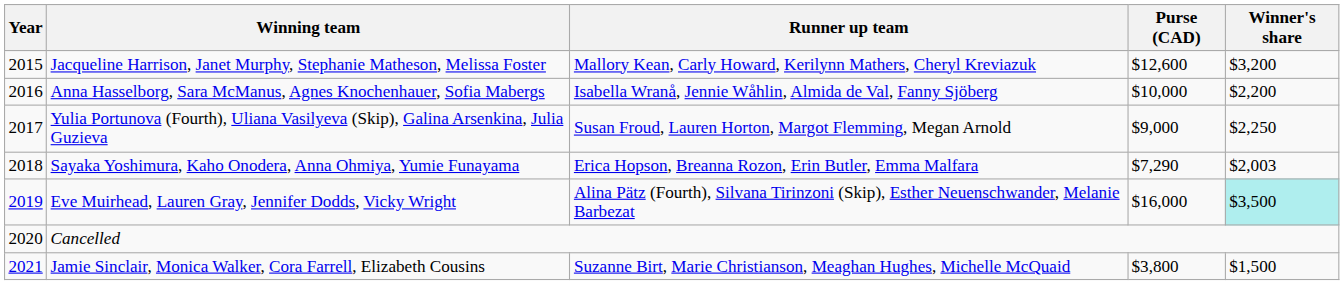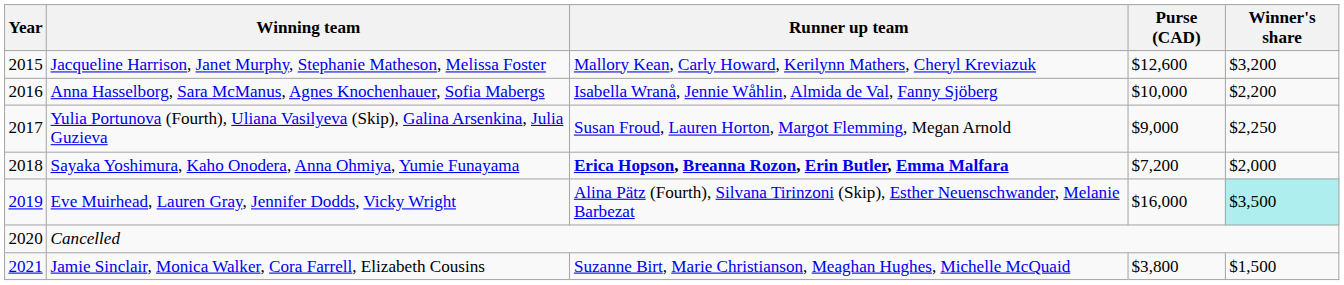(776, 165) normal -> (791, 165) bold
(1155, 165) $7,290 -> (1155, 165) $7,200
(1253, 165) $2,003 -> (1253, 165) $2,000
